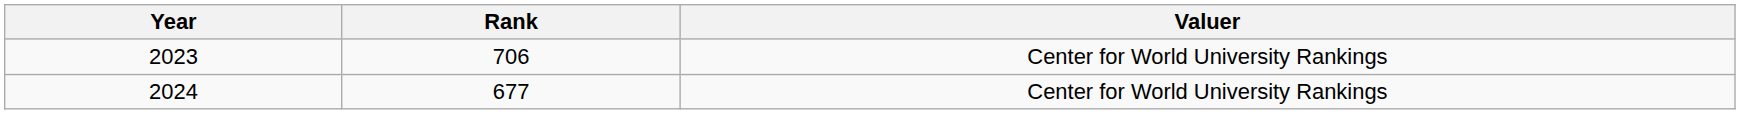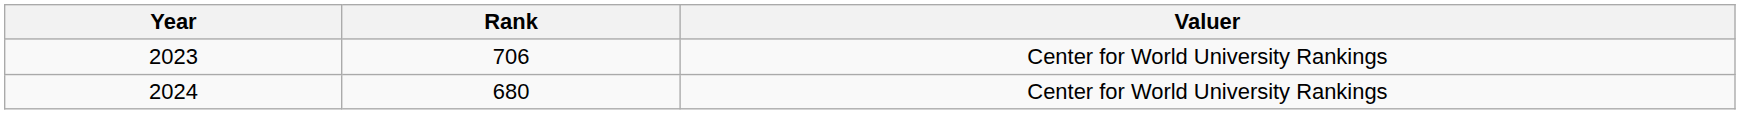(511, 91) 677 -> (511, 91) 680
